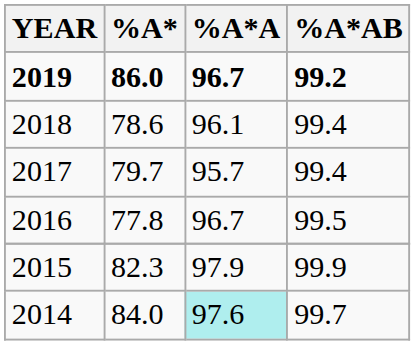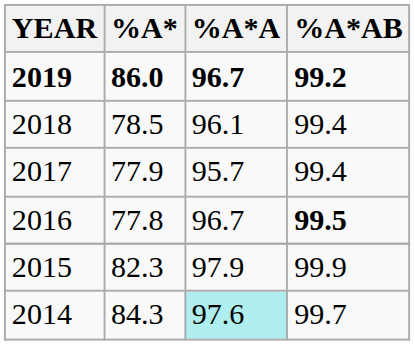(137, 123) 78.6 -> (137, 123) 78.5
(137, 171) 79.7 -> (137, 171) 77.9
(320, 219) normal -> (320, 219) bold
(137, 314) 84.0 -> (137, 314) 84.3
